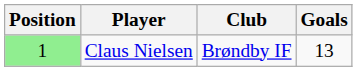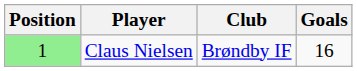(324, 50) 13 -> (324, 50) 16
